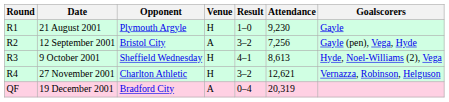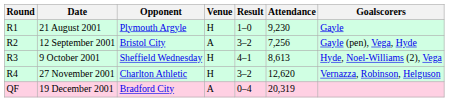(281, 74) 12,621 -> (281, 74) 12,620
